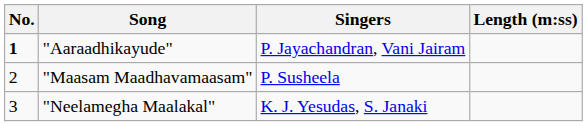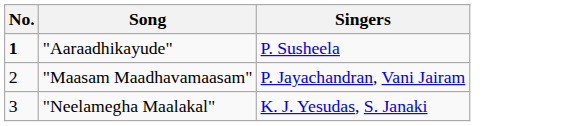- column: (526, 19)
(363, 48) P. Jayachandran, Vani Jairam -> (300, 48) P. Susheela
(300, 77) P. Susheela -> (363, 77) P. Jayachandran, Vani Jairam
